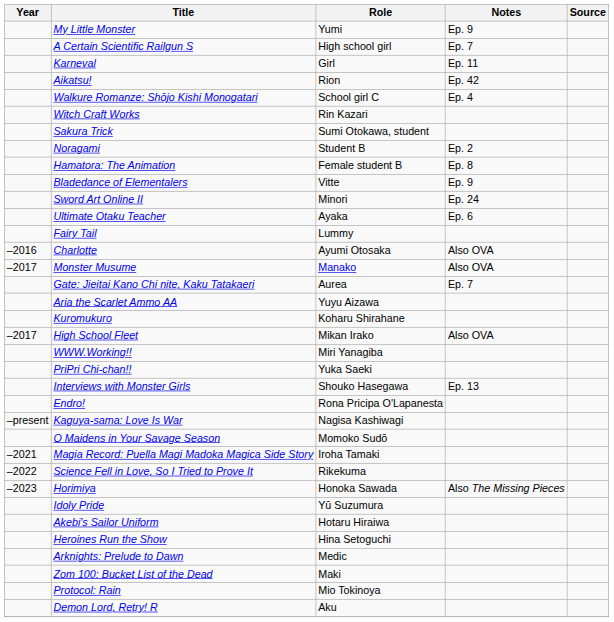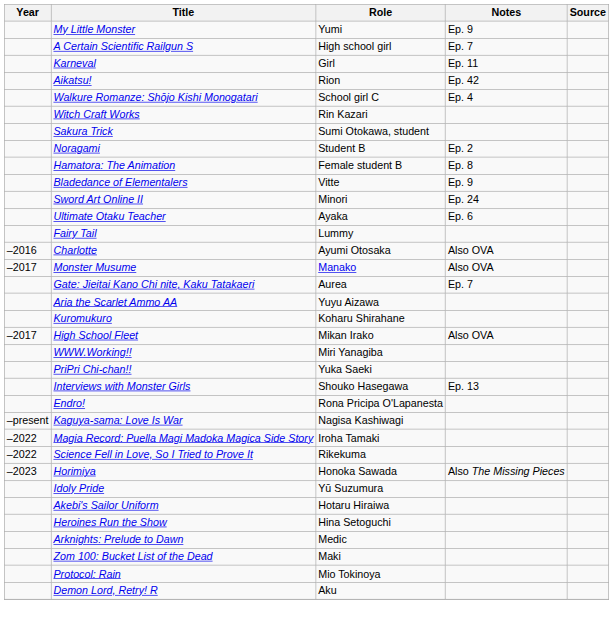- row: (137, 438)
(22, 455) –2021 -> (22, 438) –2022
